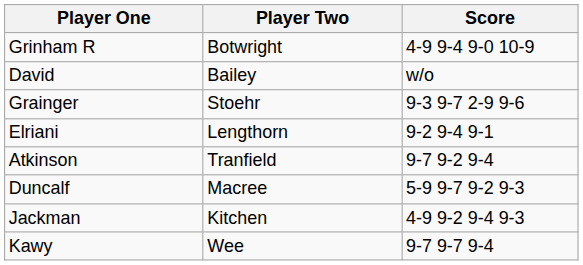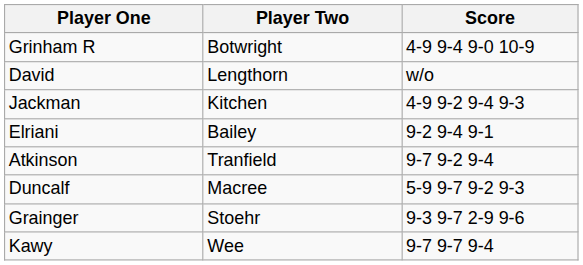(232, 75) Bailey -> (248, 75) Lengthorn
rows swapped: (45, 217) <-> (44, 103)
(248, 132) Lengthorn -> (232, 132) Bailey
